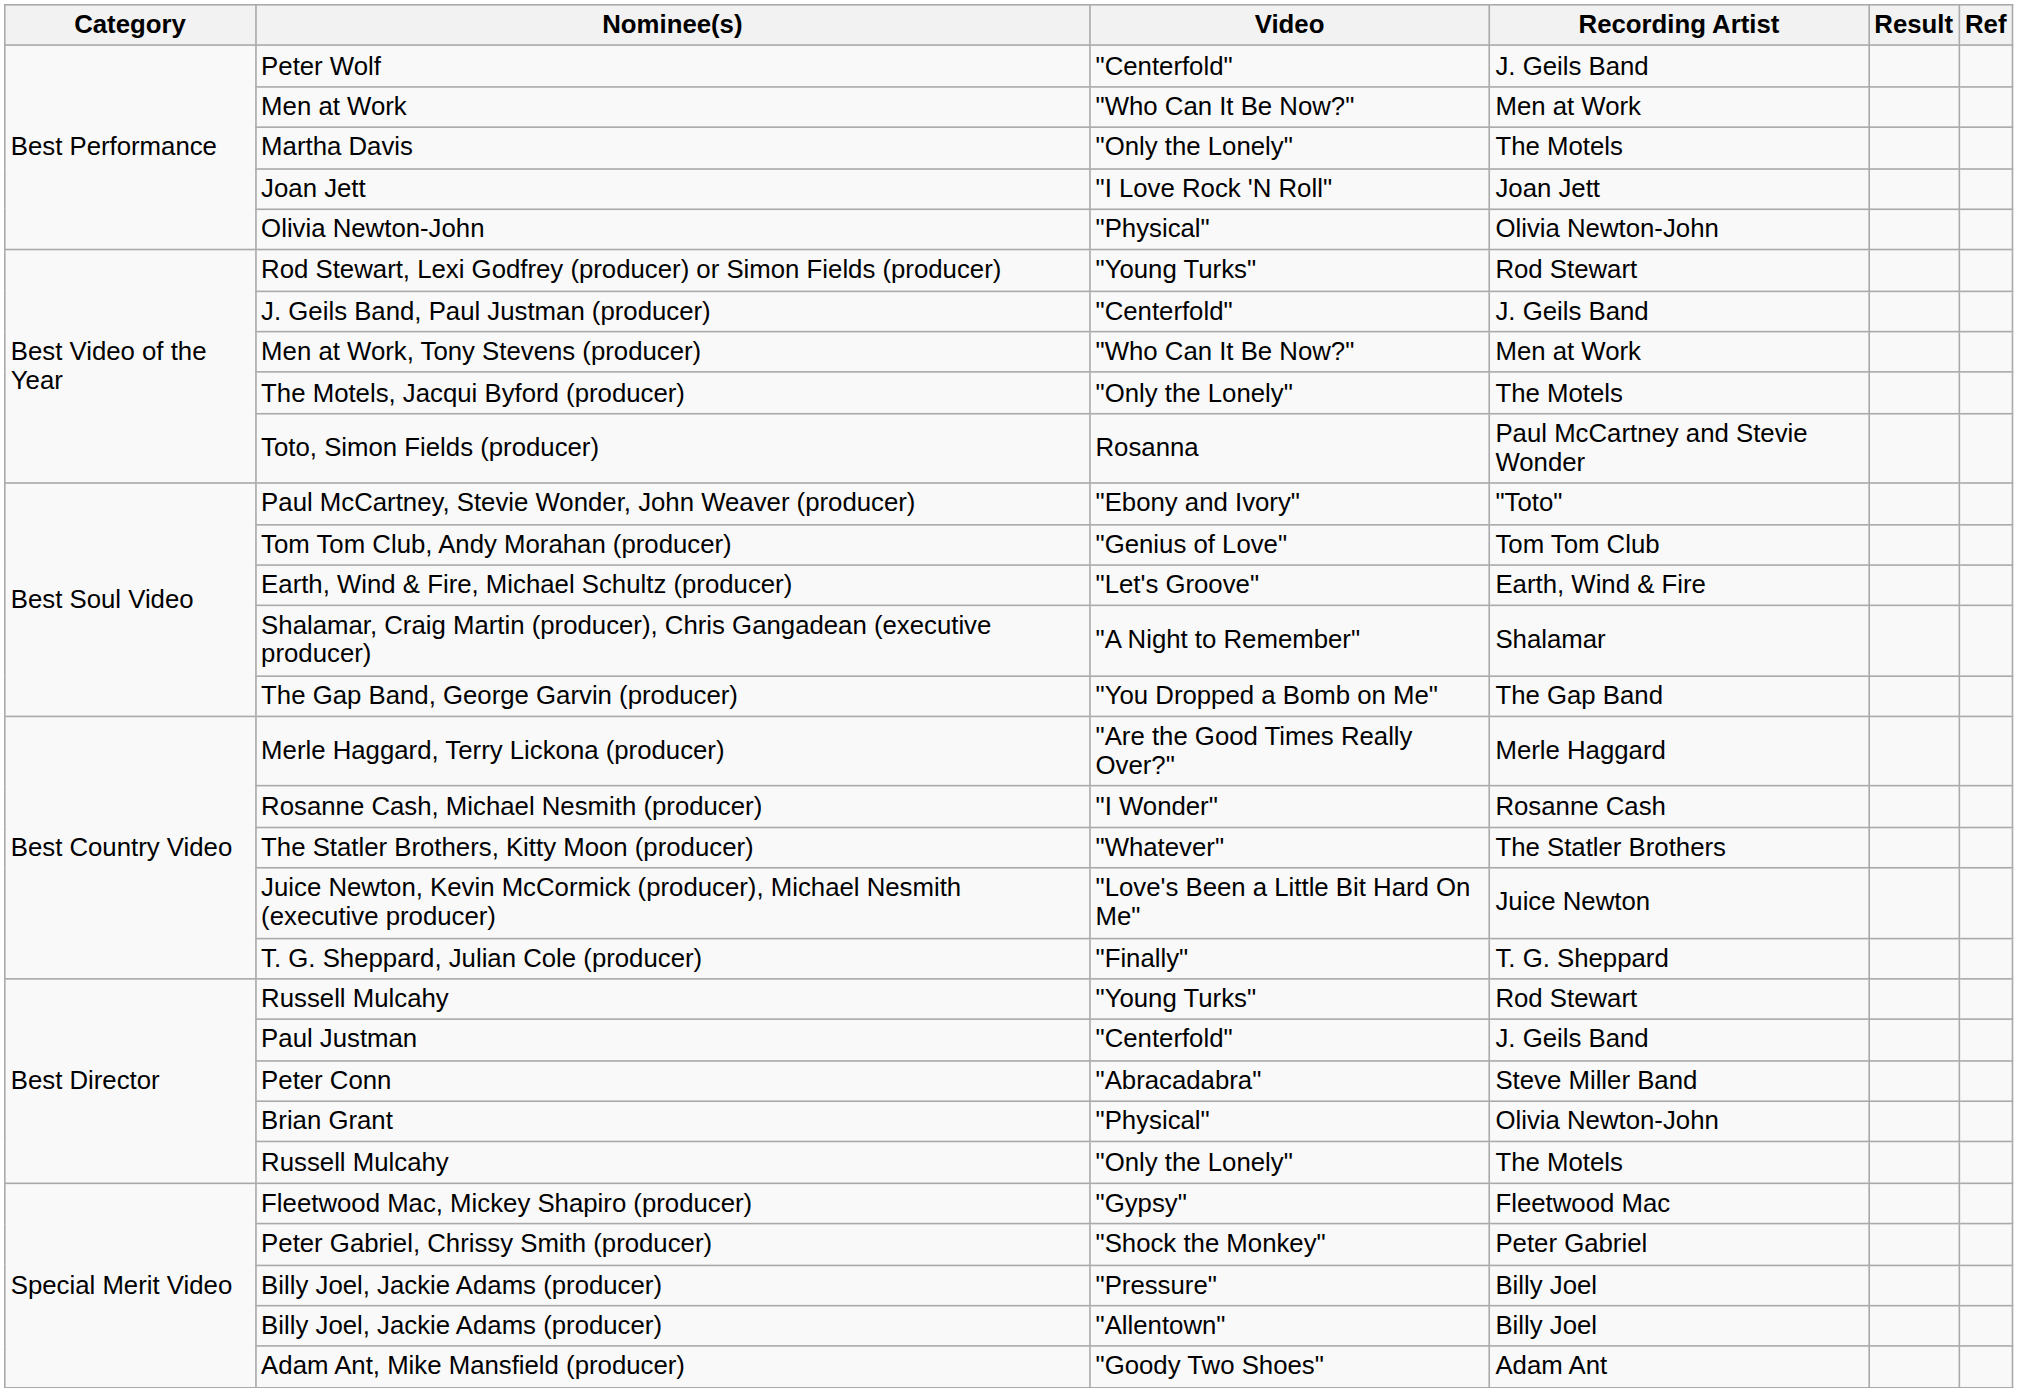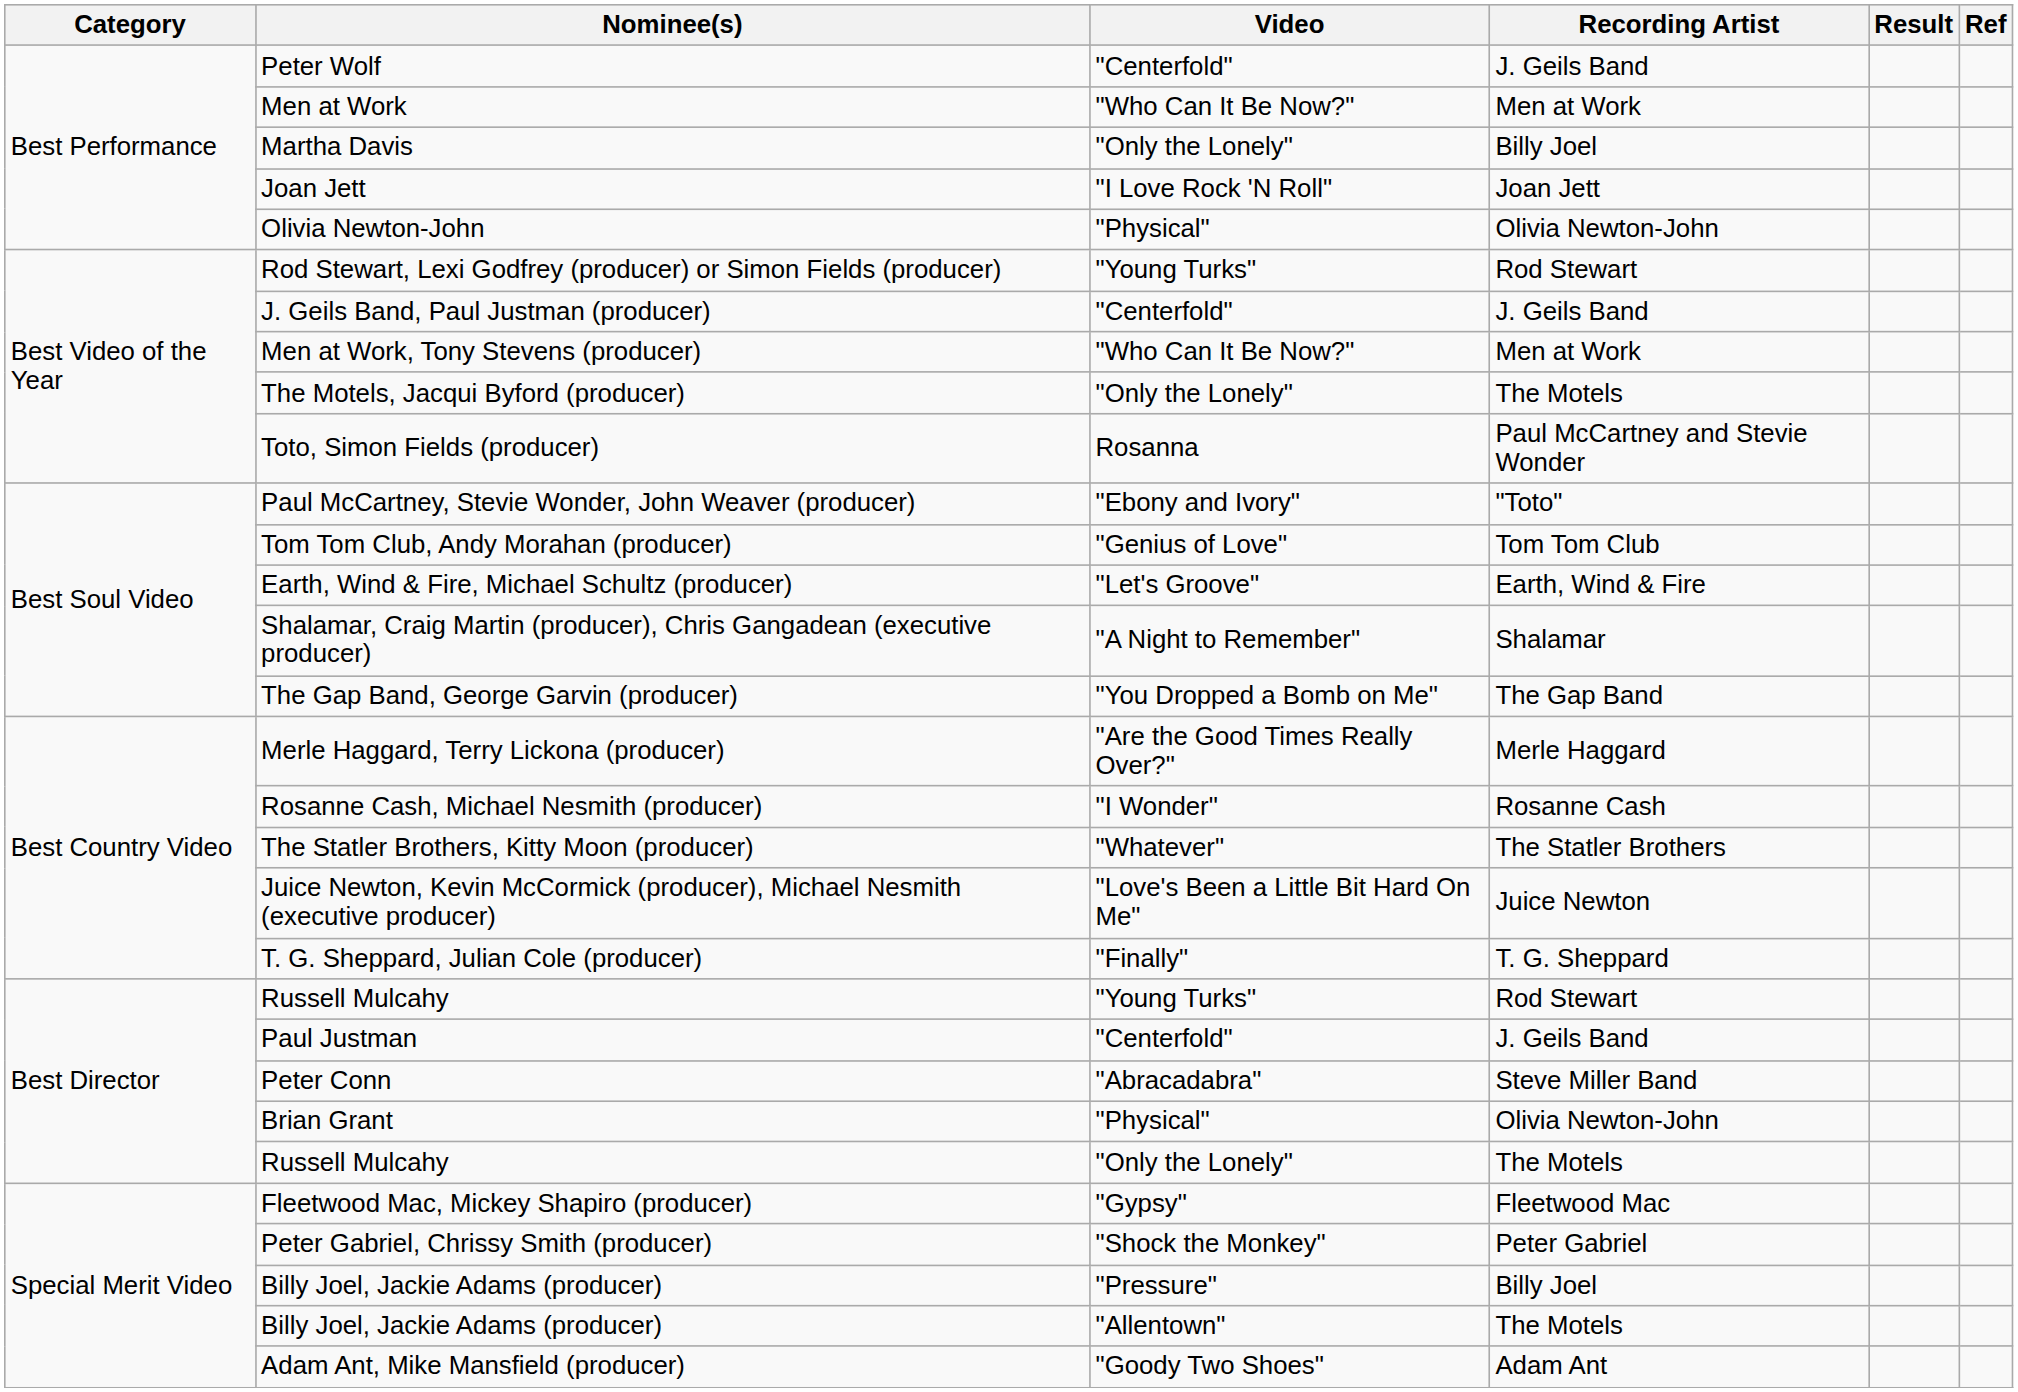(1559, 147) The Motels -> (1546, 147) Billy Joel
(1546, 1325) Billy Joel -> (1559, 1325) The Motels
